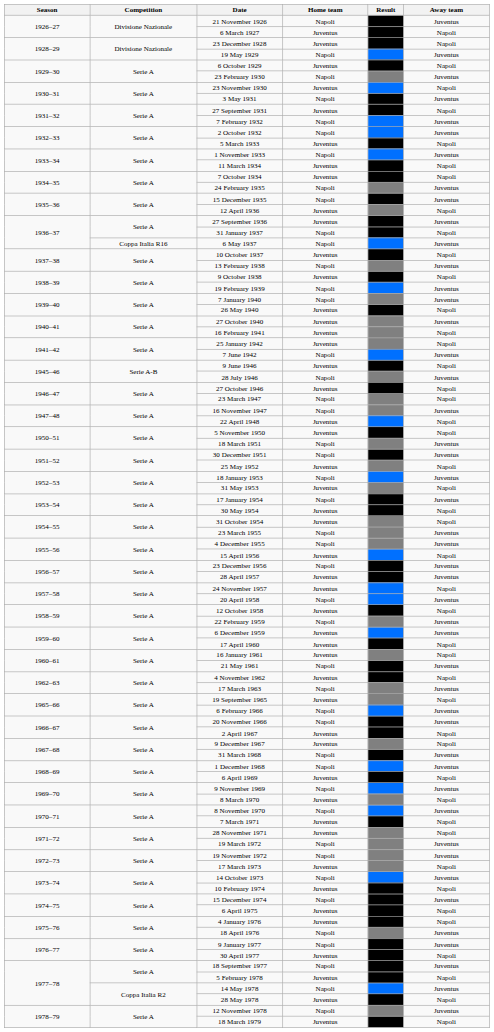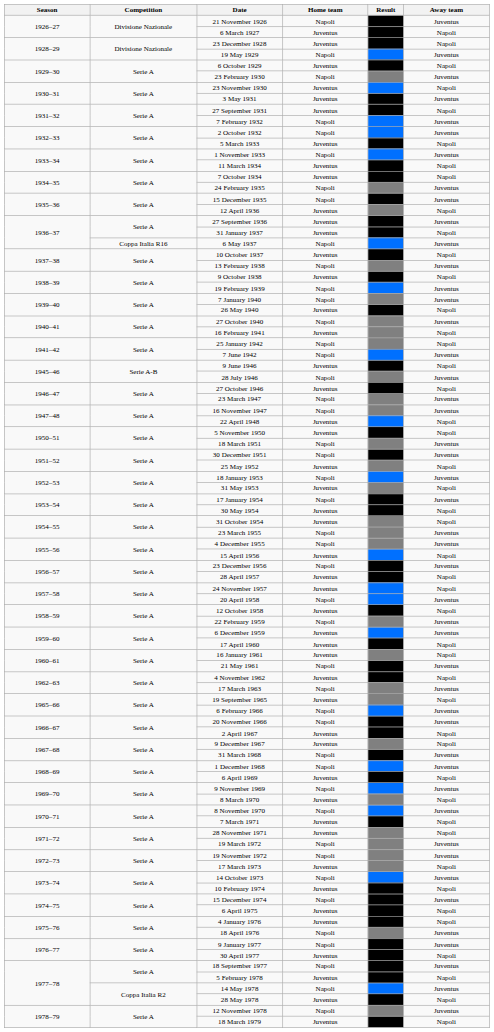(325, 99) Napoli -> (325, 99) Juventus
(325, 232) Napoli -> (325, 232) Juventus
(325, 321) Juventus -> (325, 321) Napoli
(325, 343) Juventus -> (325, 343) Napoli
(446, 399) Napoli -> (446, 399) Juventus
(446, 577) Juventus -> (446, 577) Napoli
